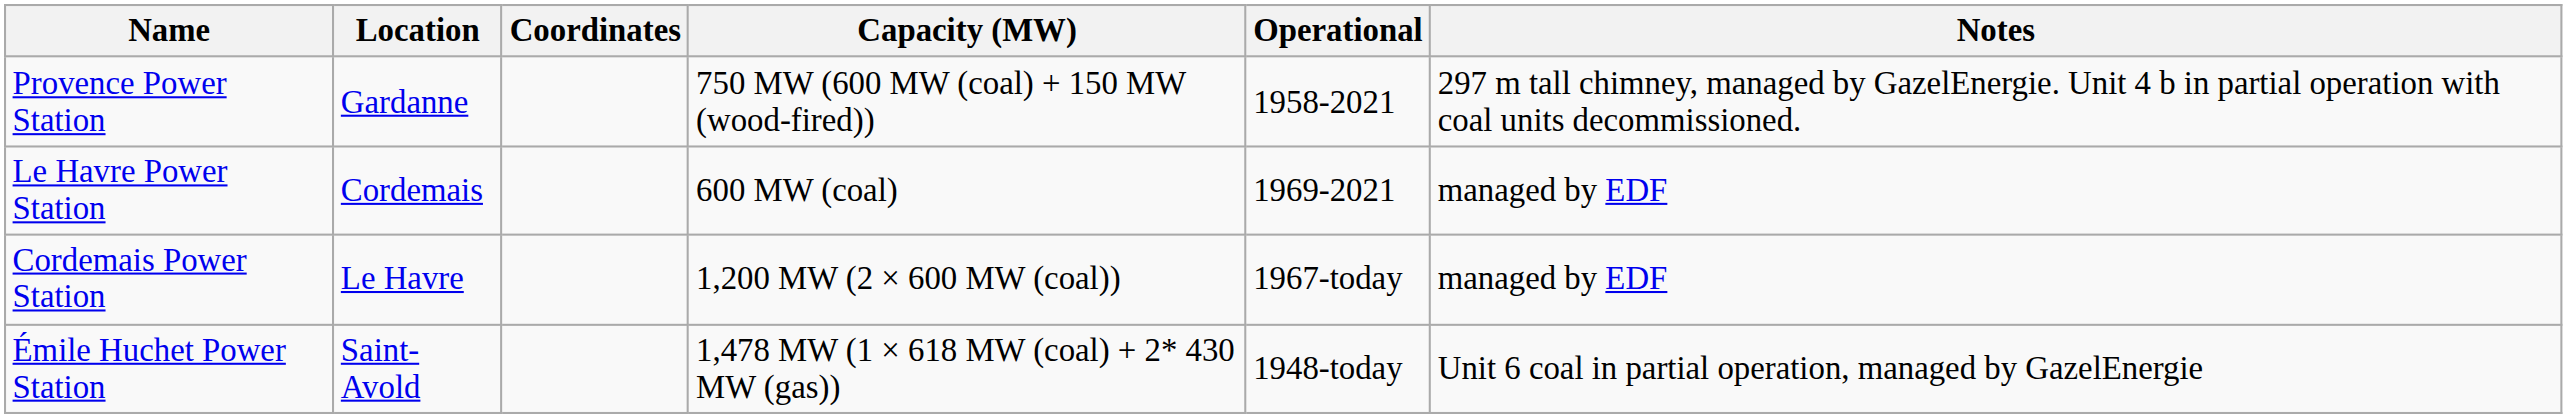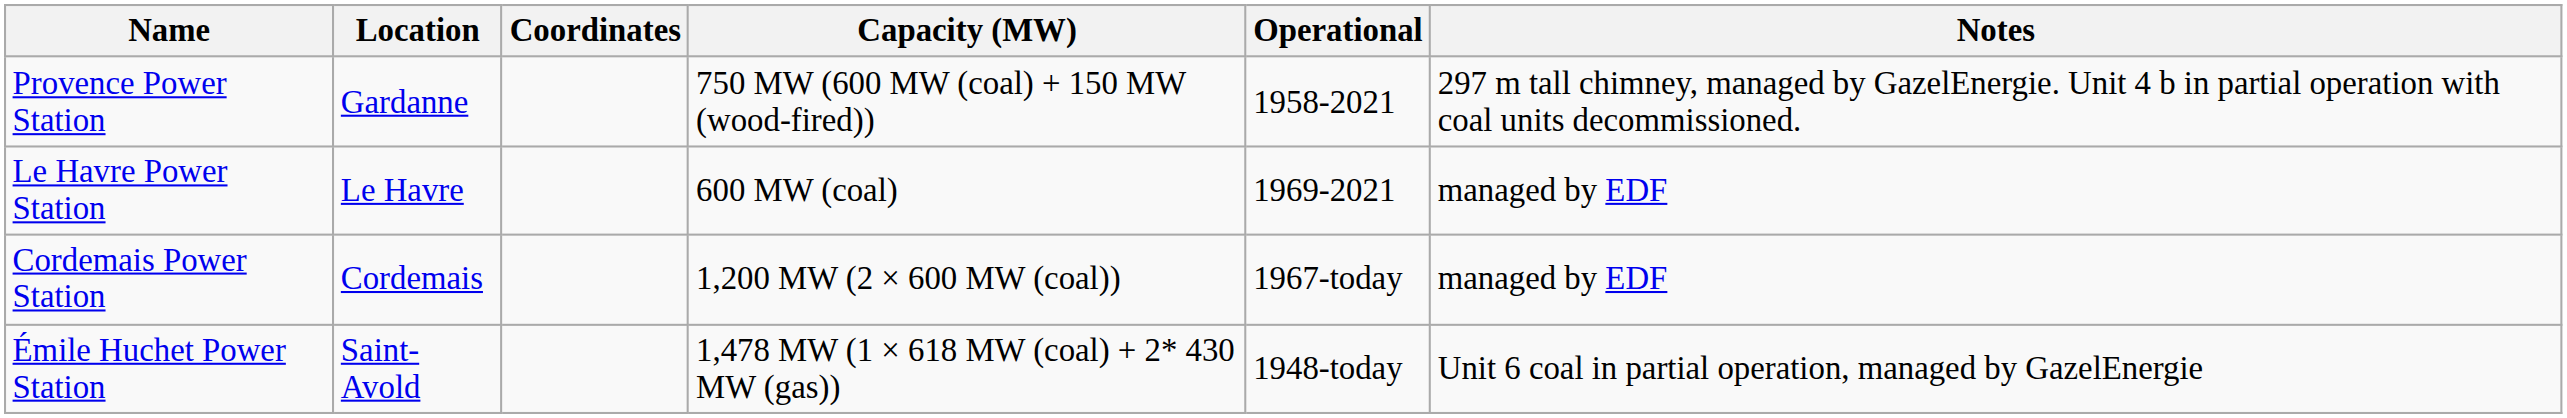(412, 189) Cordemais -> (402, 189) Le Havre
(402, 278) Le Havre -> (412, 278) Cordemais
